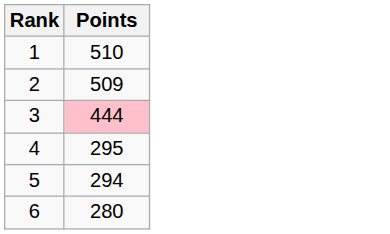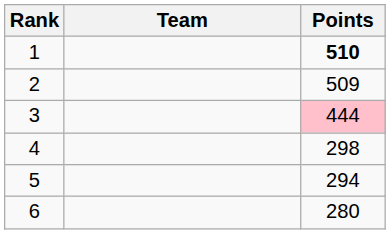+ column: (182, 20)
(107, 52) normal -> (343, 52) bold
(107, 148) 295 -> (343, 148) 298
